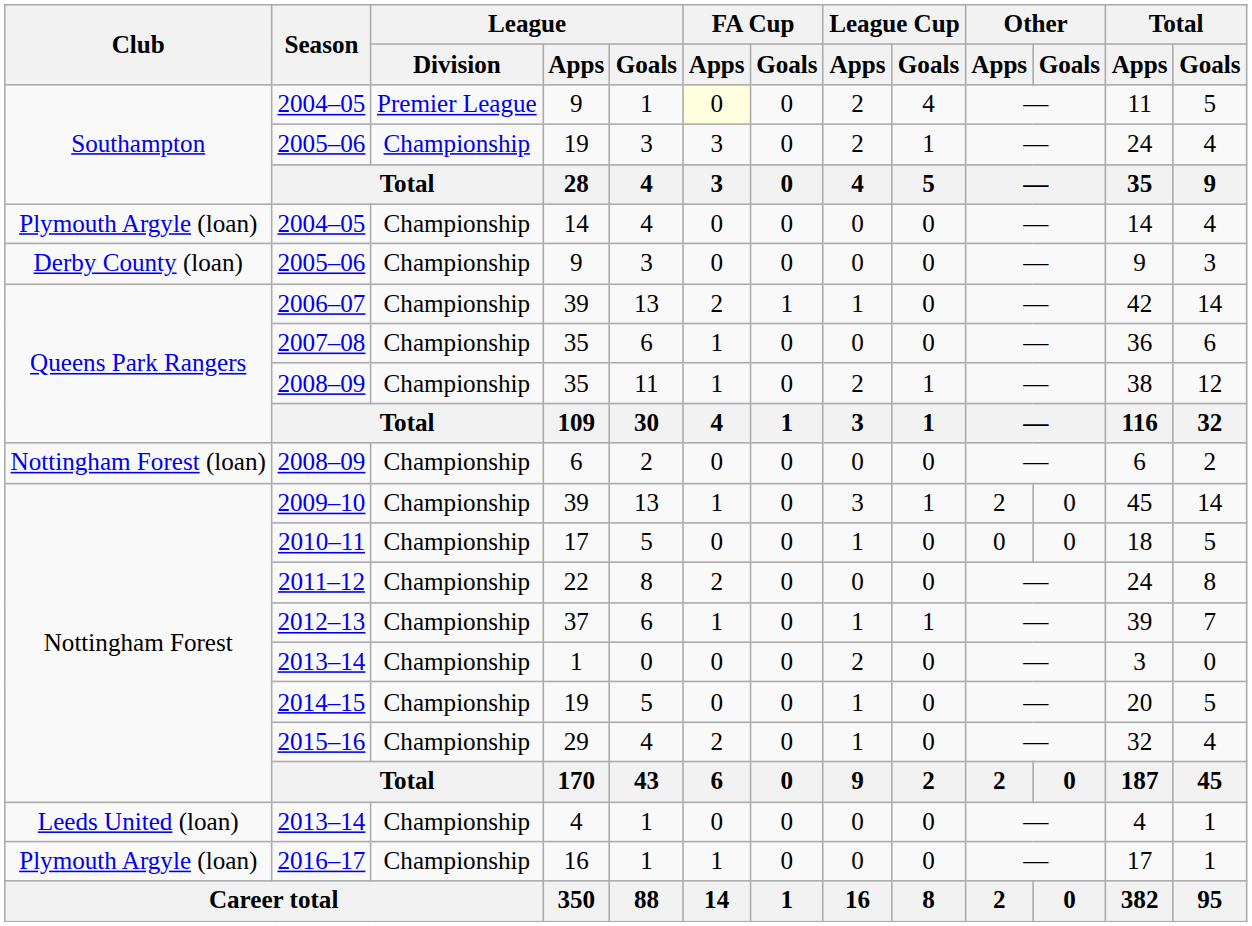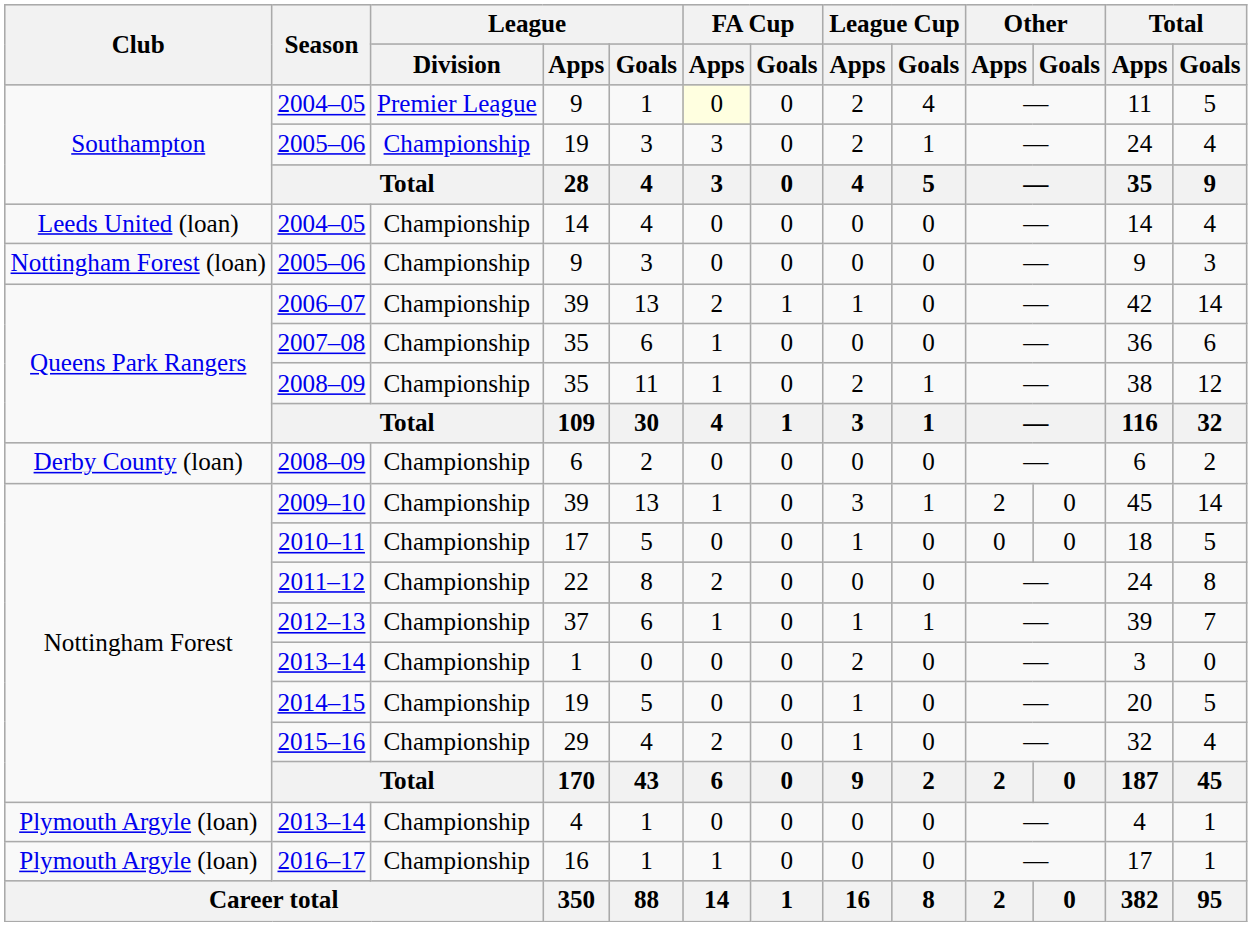(138, 223) Plymouth Argyle (loan) -> (138, 223) Leeds United (loan)
(138, 263) Derby County (loan) -> (138, 263) Nottingham Forest (loan)
(138, 462) Nottingham Forest (loan) -> (138, 462) Derby County (loan)
(138, 821) Leeds United (loan) -> (138, 821) Plymouth Argyle (loan)
